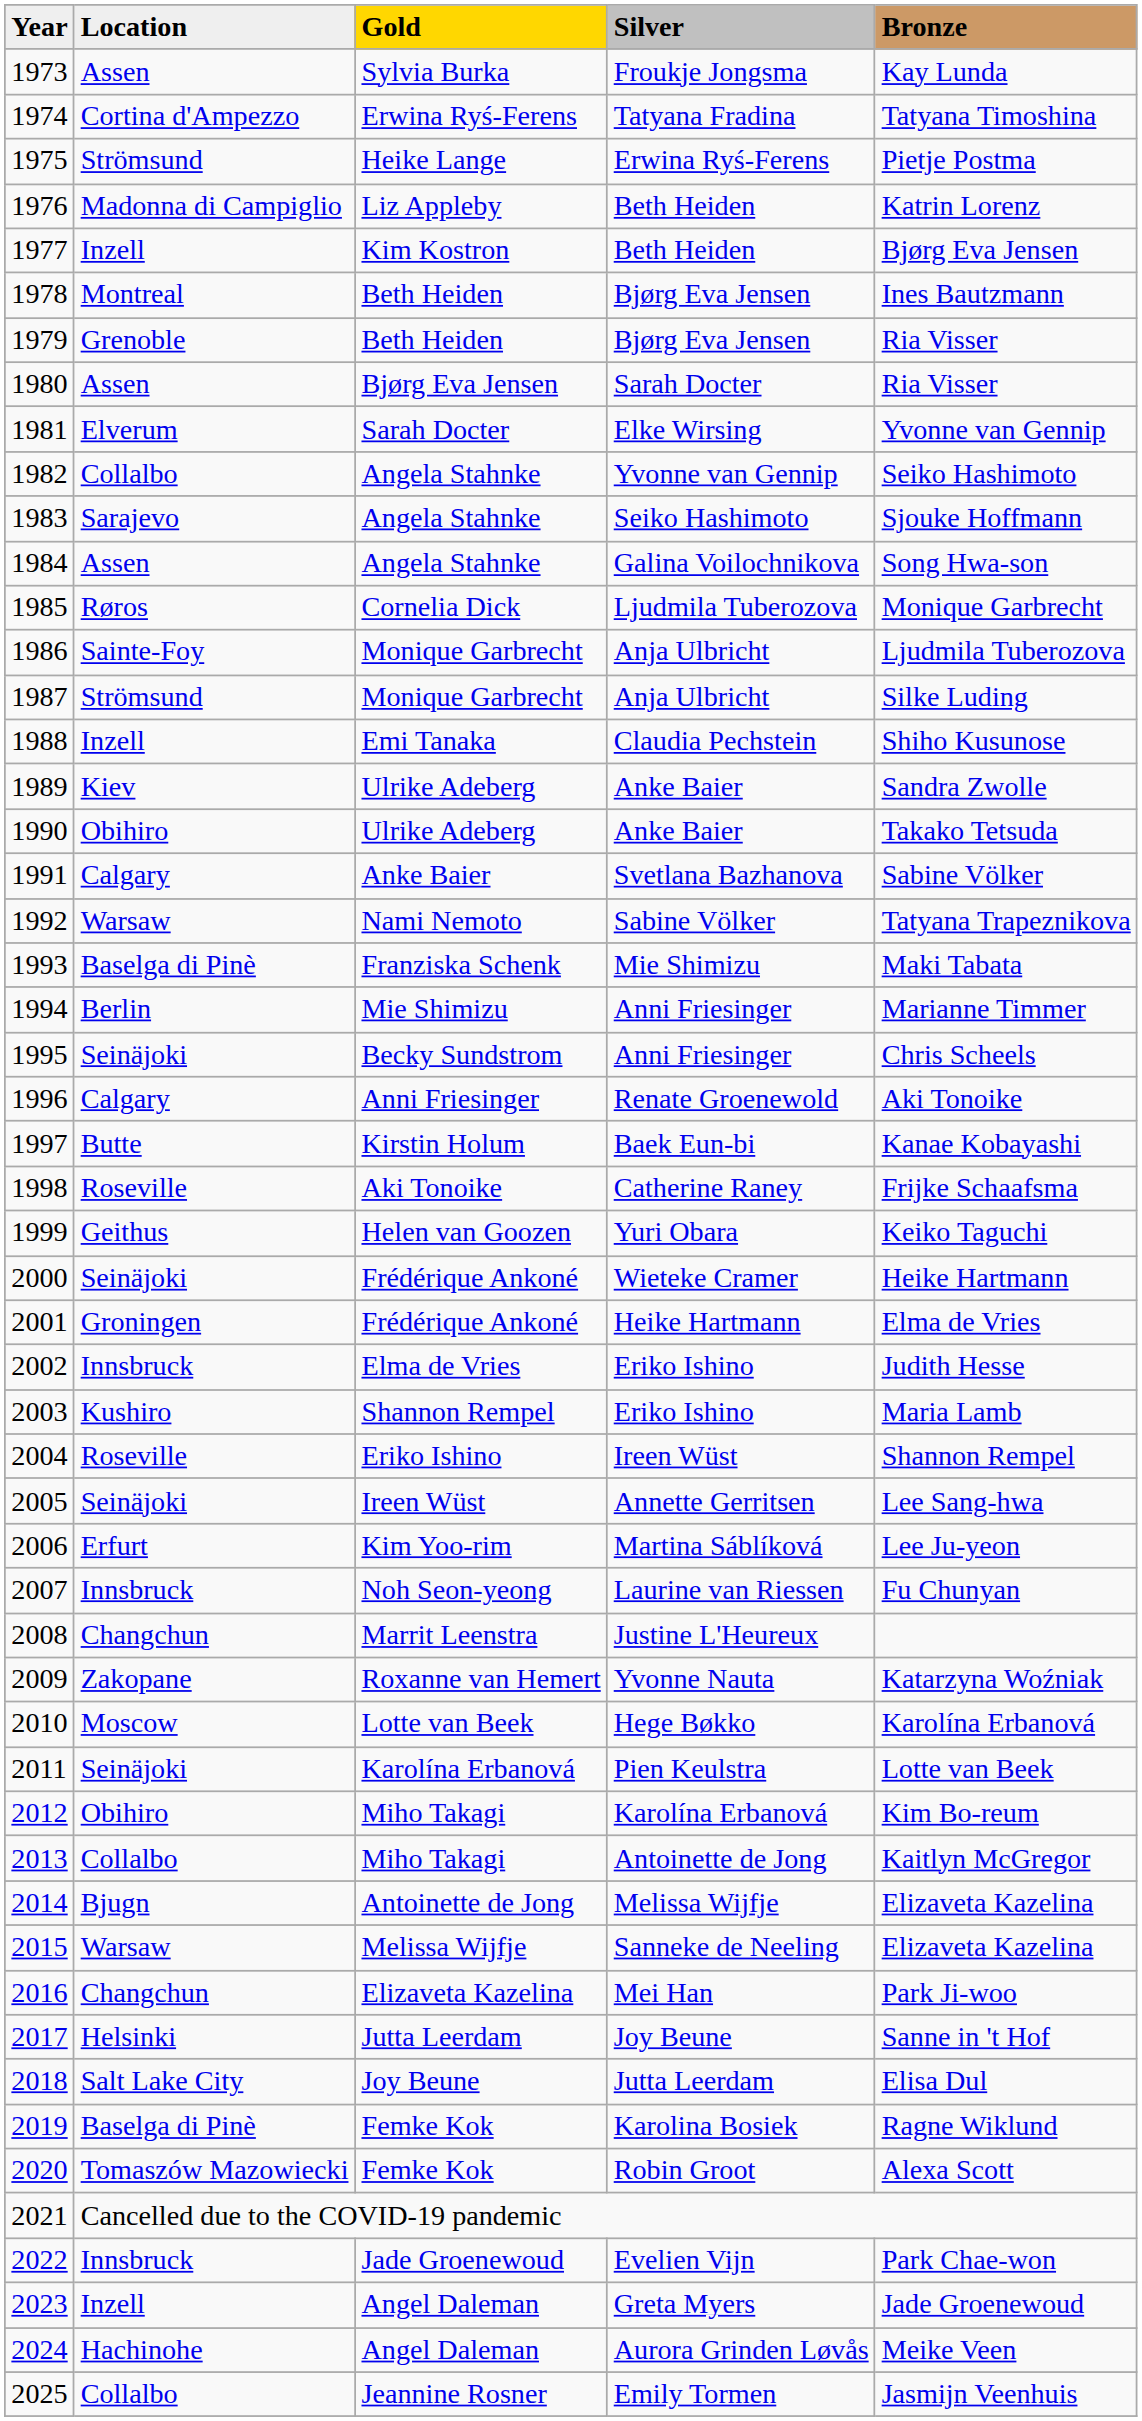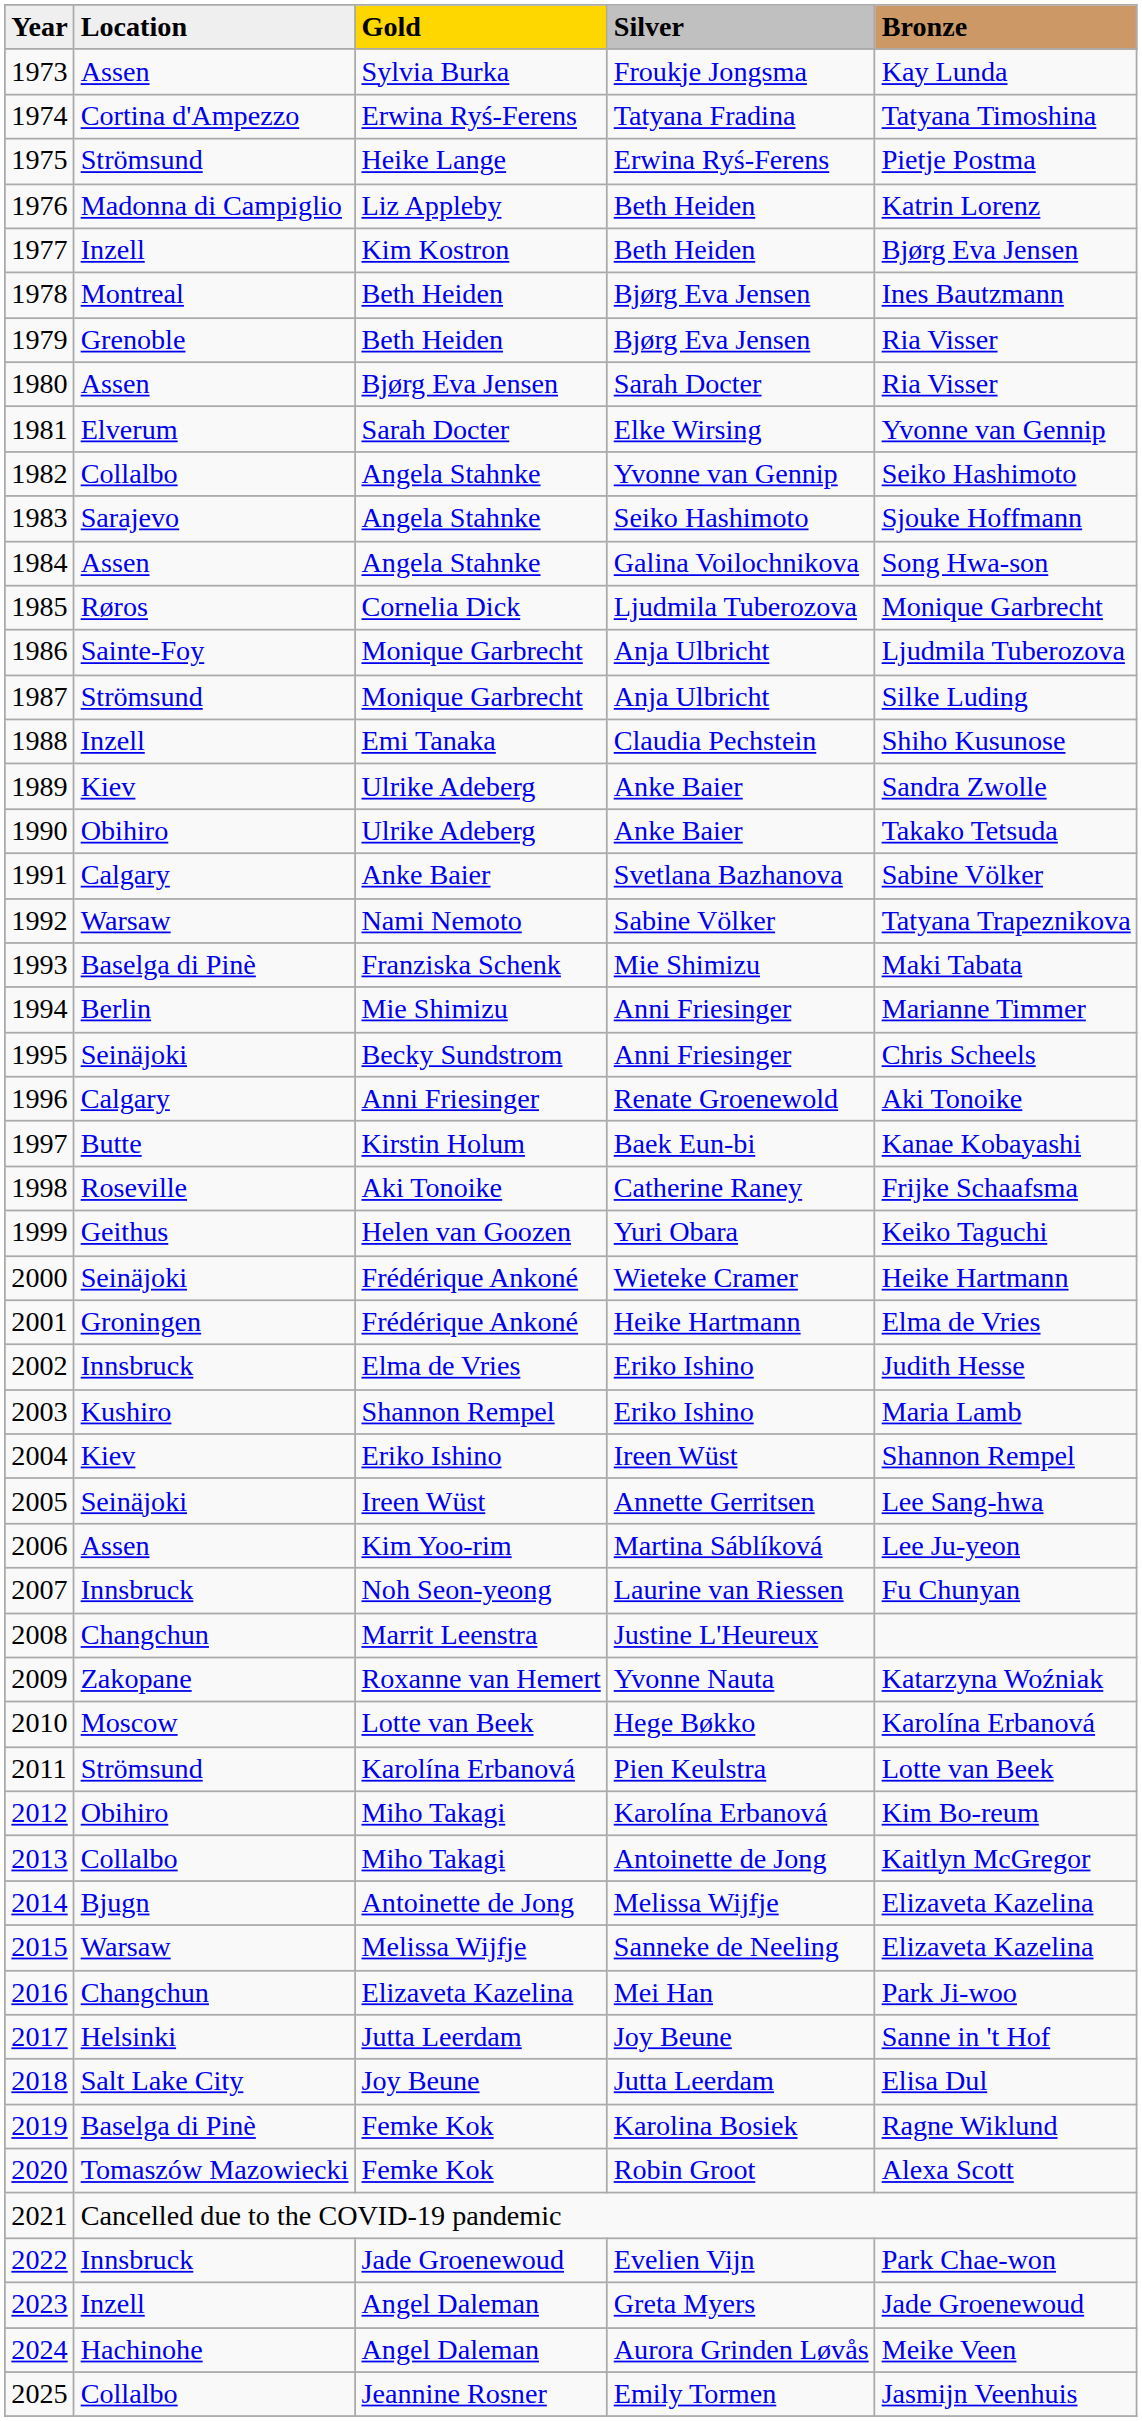(134, 1455) Roseville -> (108, 1455) Kiev
(114, 1545) Erfurt -> (115, 1545) Assen
(134, 1768) Seinäjoki -> (142, 1768) Strömsund
